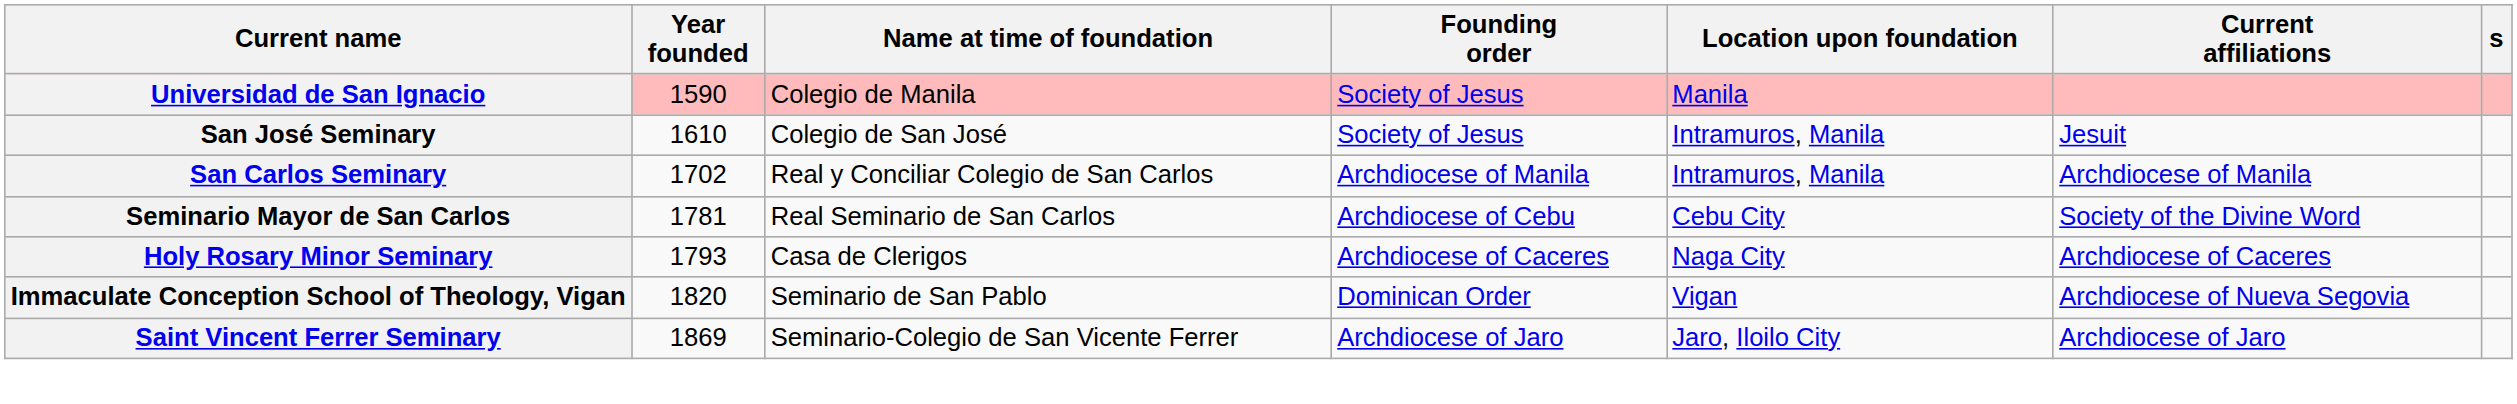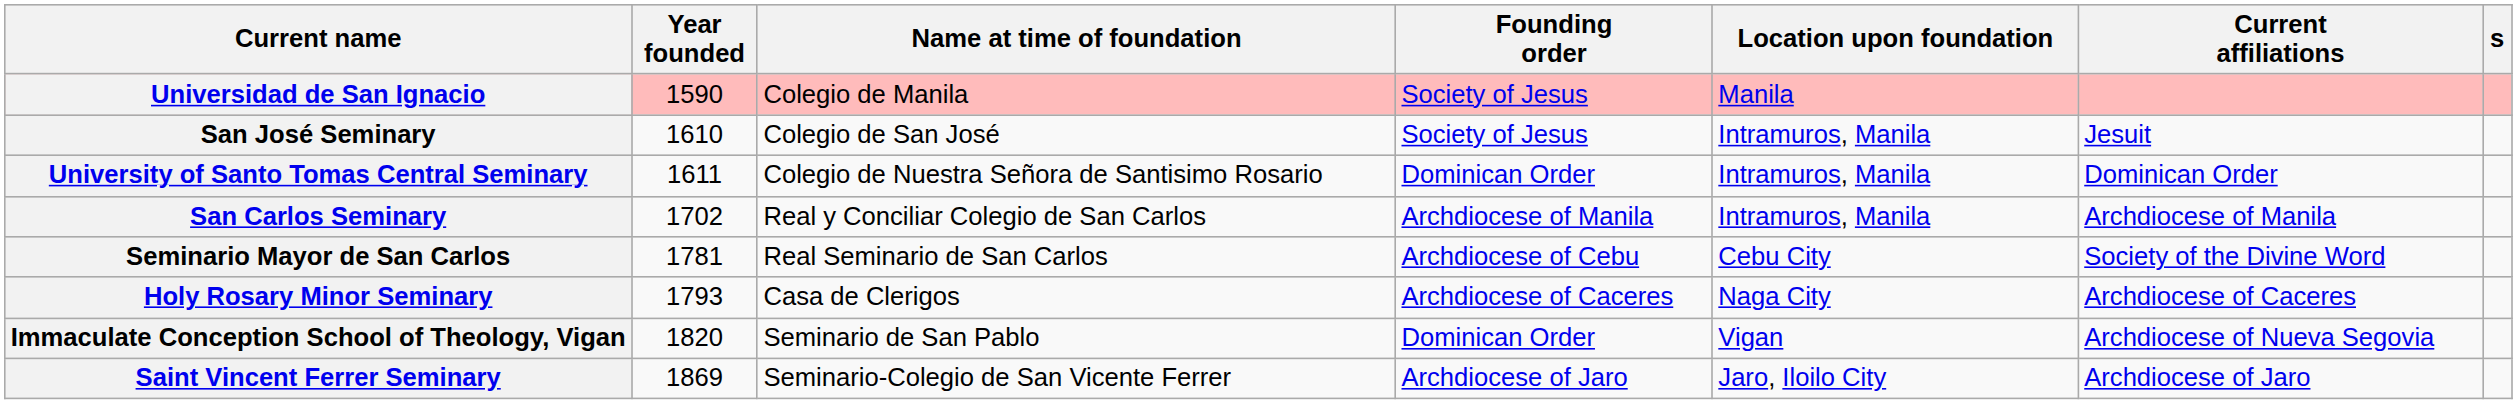+ row: (318, 175)
